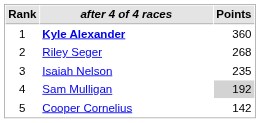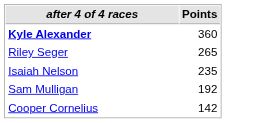- column: (22, 14)
(242, 52) 268 -> (208, 52) 265
(242, 89) lightgrey background -> (208, 89) no background
